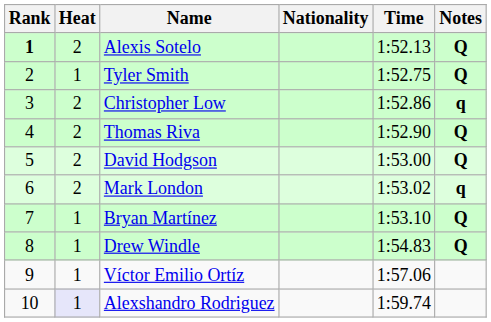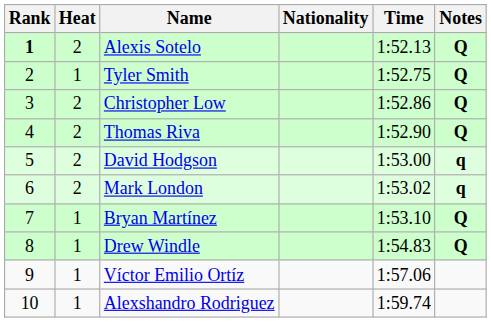(461, 103) q -> (461, 103) Q
(461, 160) Q -> (461, 160) q
(77, 302) lavender background -> (77, 302) no background
